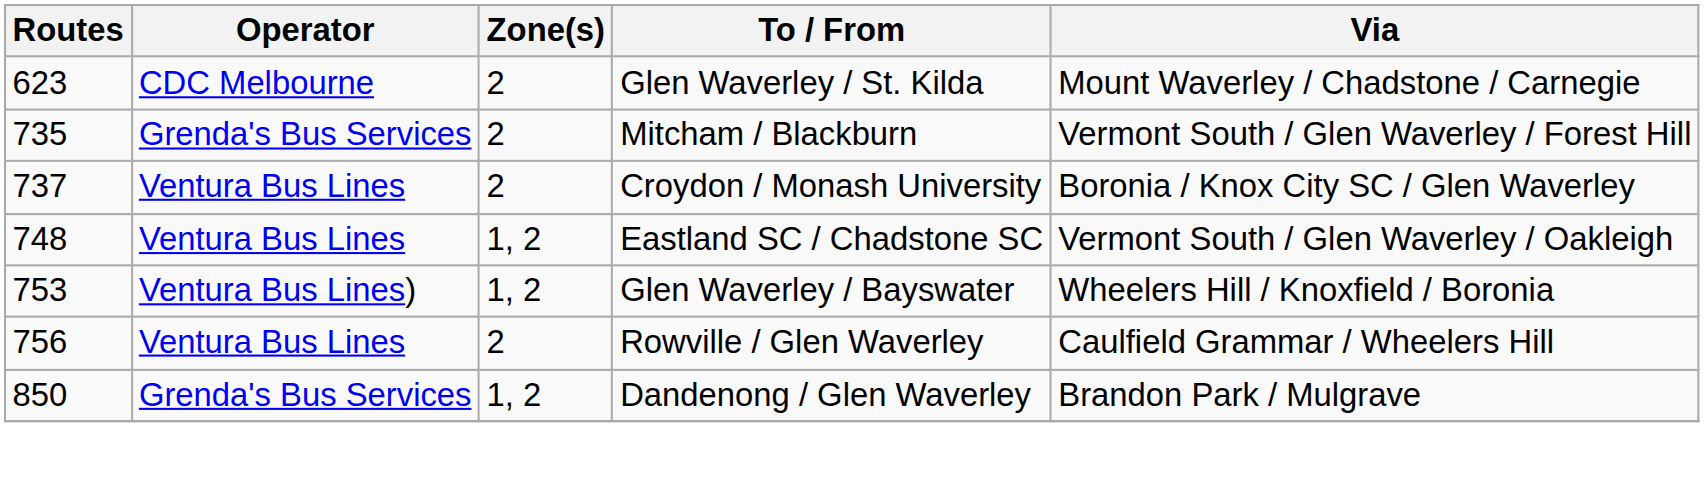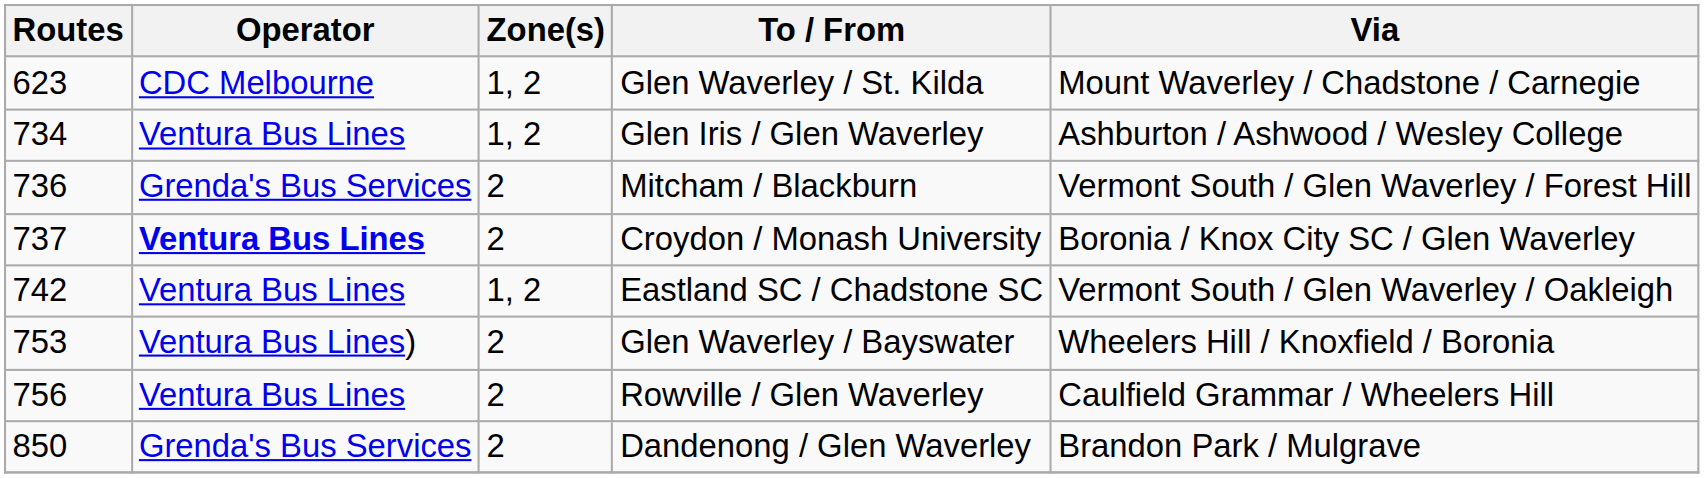(496, 82) 2 -> (514, 82) 1, 2
+ row: (802, 134)
(40, 134) 735 -> (40, 186) 736
(272, 186) normal -> (282, 238) bold
(40, 238) 748 -> (40, 290) 742
(514, 290) 1, 2 -> (496, 342) 2
(514, 394) 1, 2 -> (496, 446) 2
